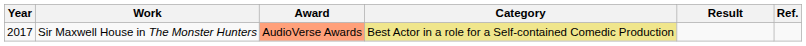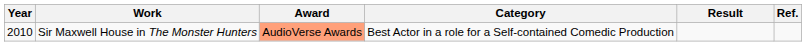(20, 31) 2017 -> (20, 31) 2010
(521, 31) khaki background -> (521, 31) no background
